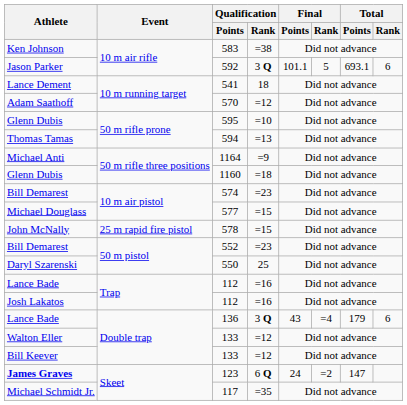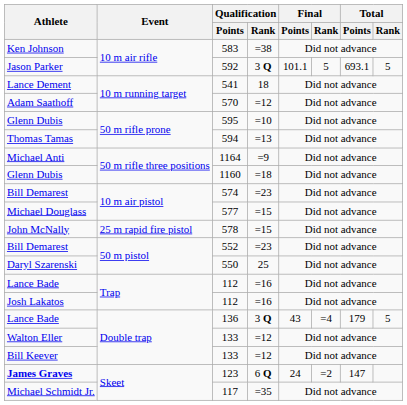(388, 67) 6 -> (388, 67) 5
(388, 319) 6 -> (388, 319) 5
